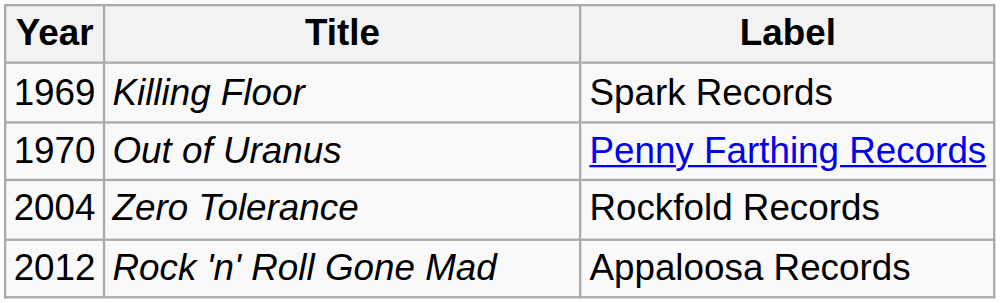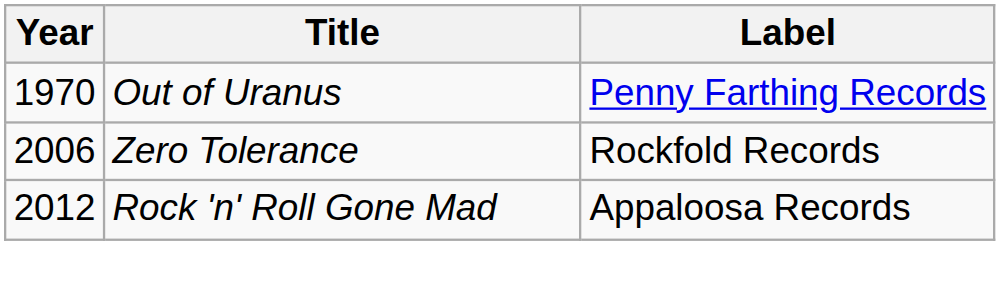- row: (209, 92)
(55, 208) 2004 -> (55, 150) 2006
